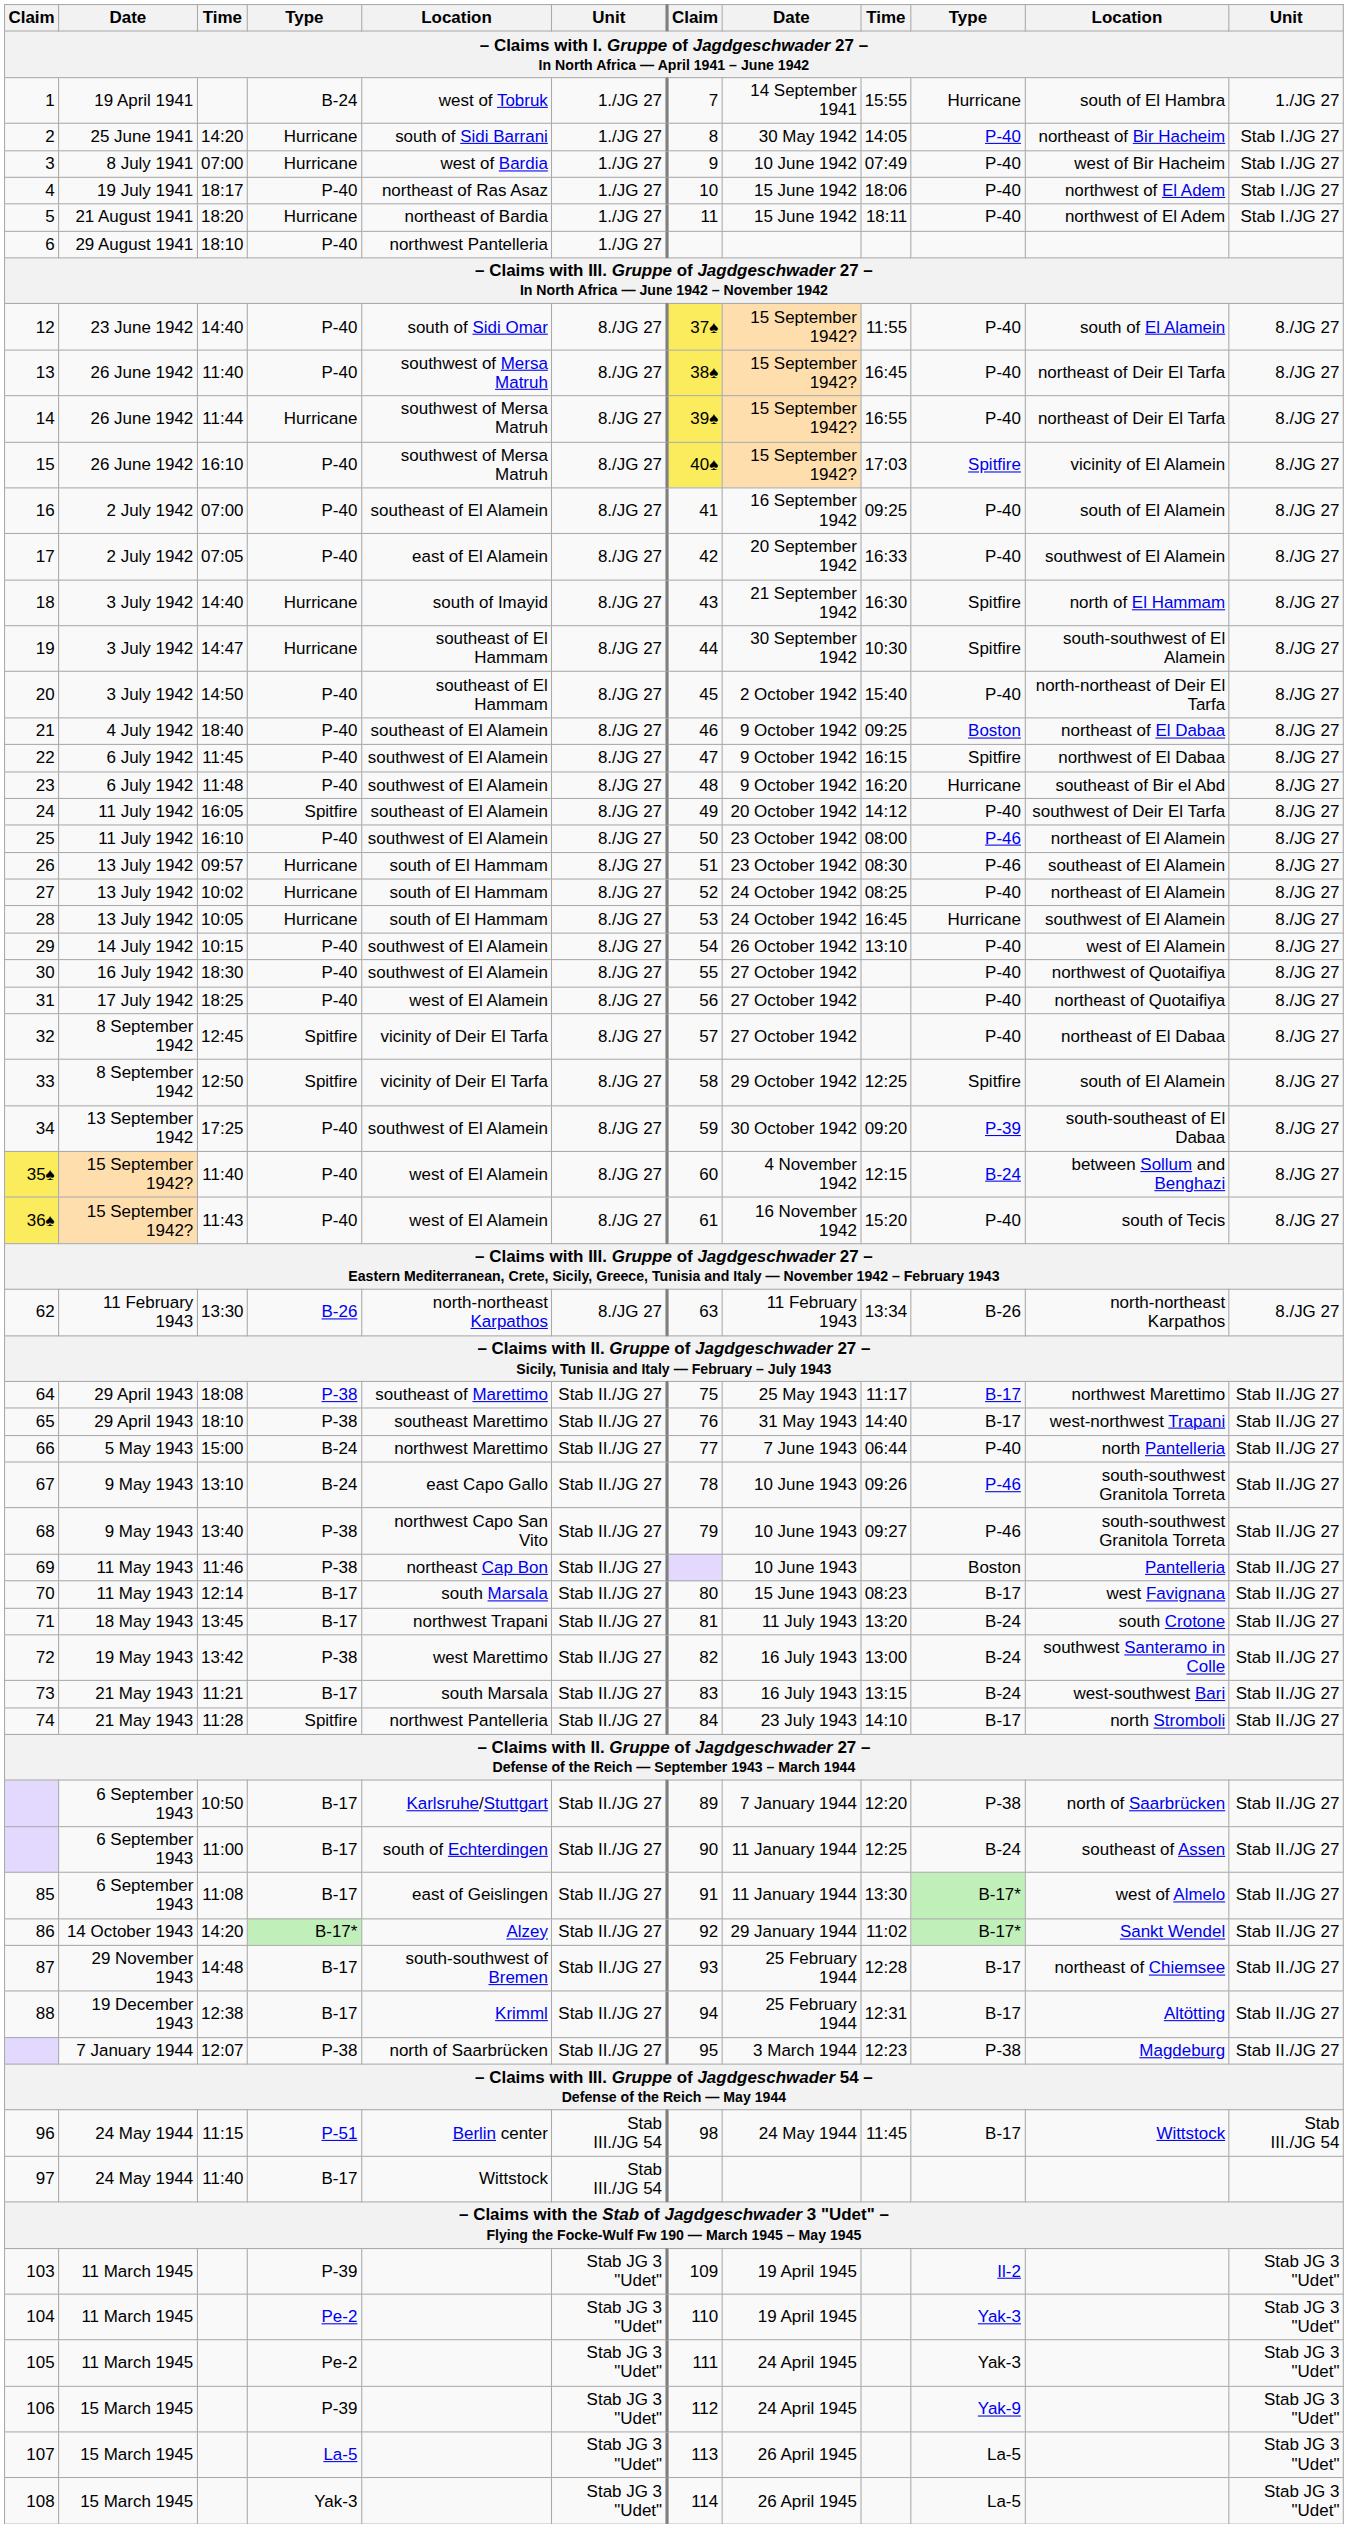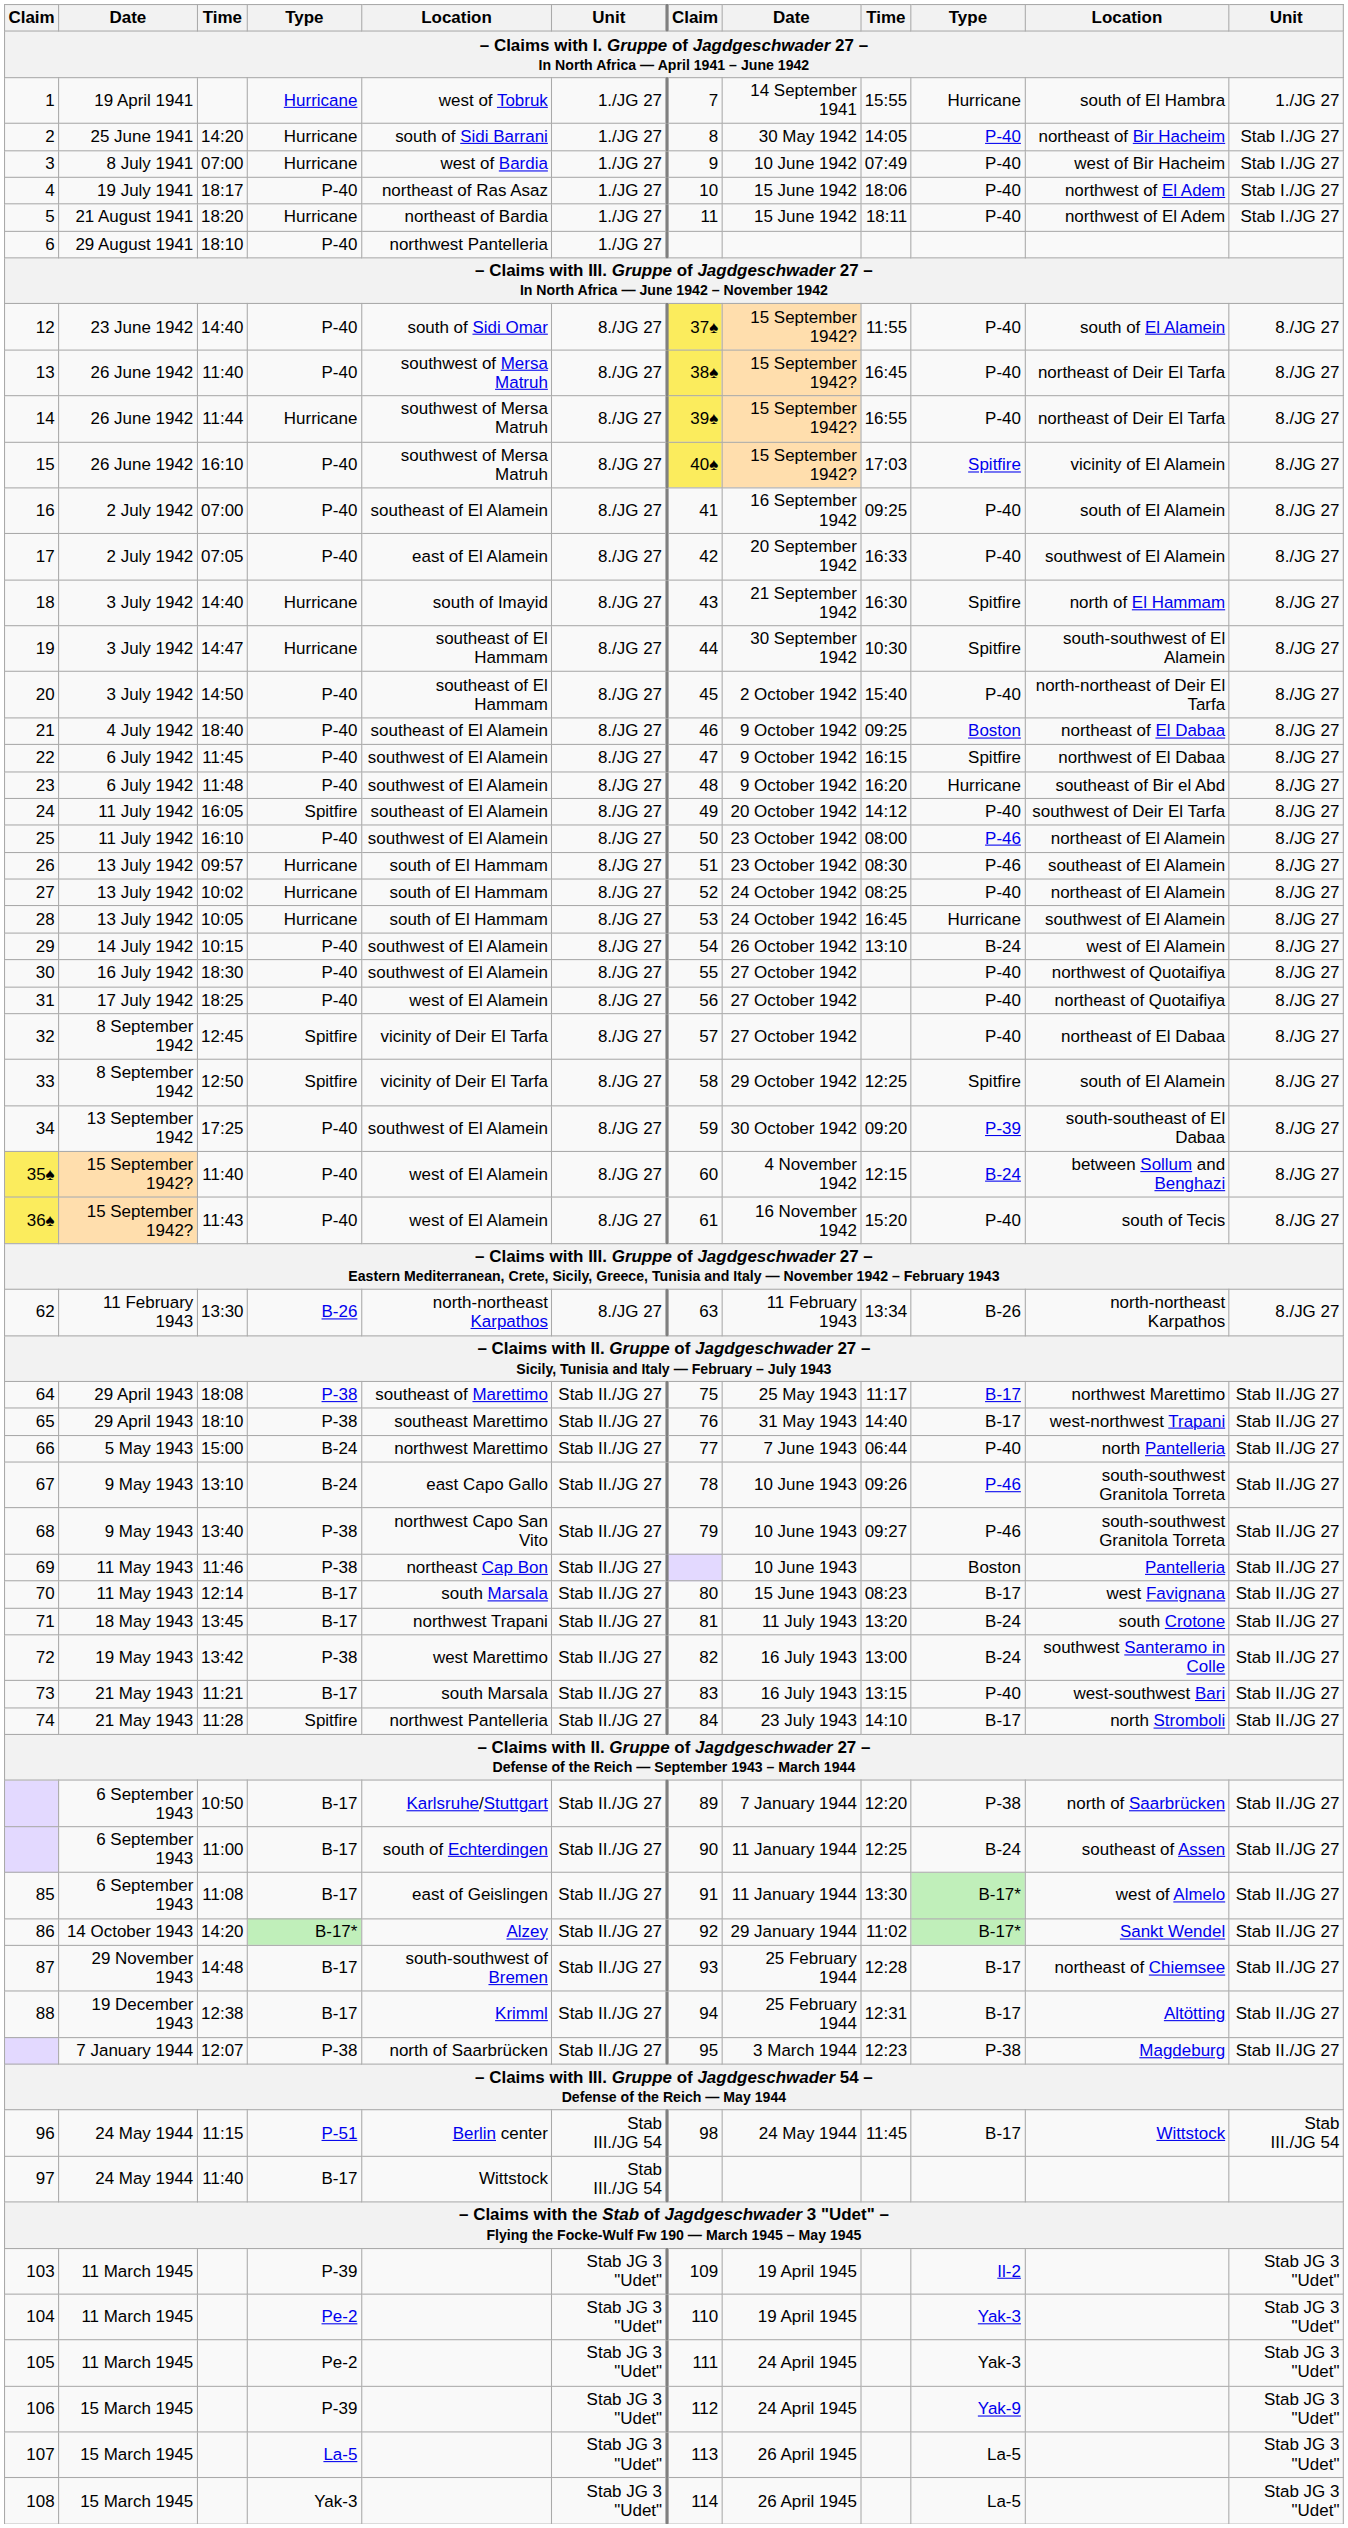(339, 100) B-24 -> (321, 100) Hurricane
(1003, 946) P-40 -> (1003, 946) B-24
(1003, 1694) B-24 -> (1003, 1694) P-40
